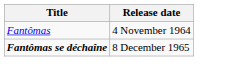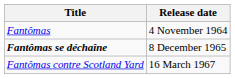+ row: (75, 64)
